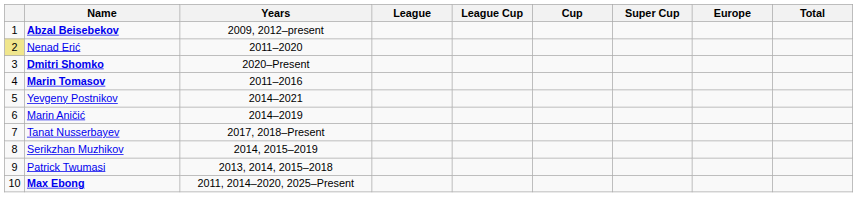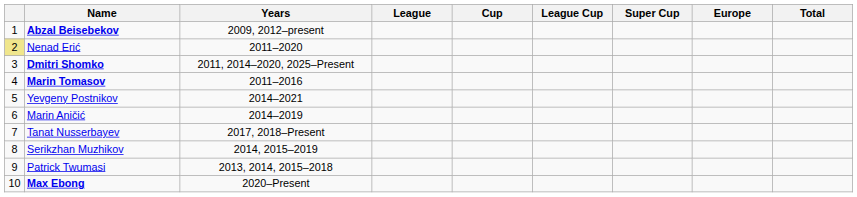columns swapped: (572, 13) <-> (492, 13)
(276, 64) 2020–Present -> (276, 64) 2011, 2014–2020, 2025–Present
(276, 184) 2011, 2014–2020, 2025–Present -> (276, 184) 2020–Present
